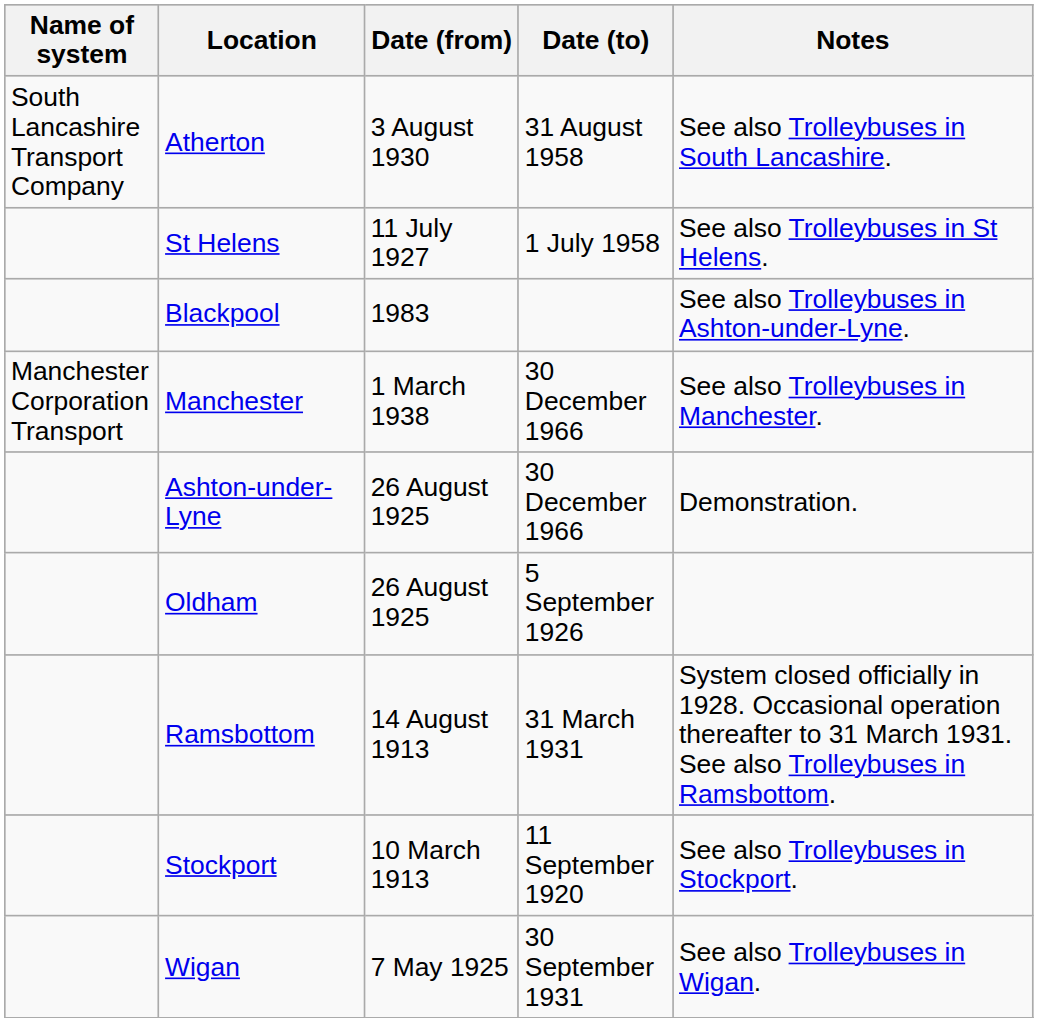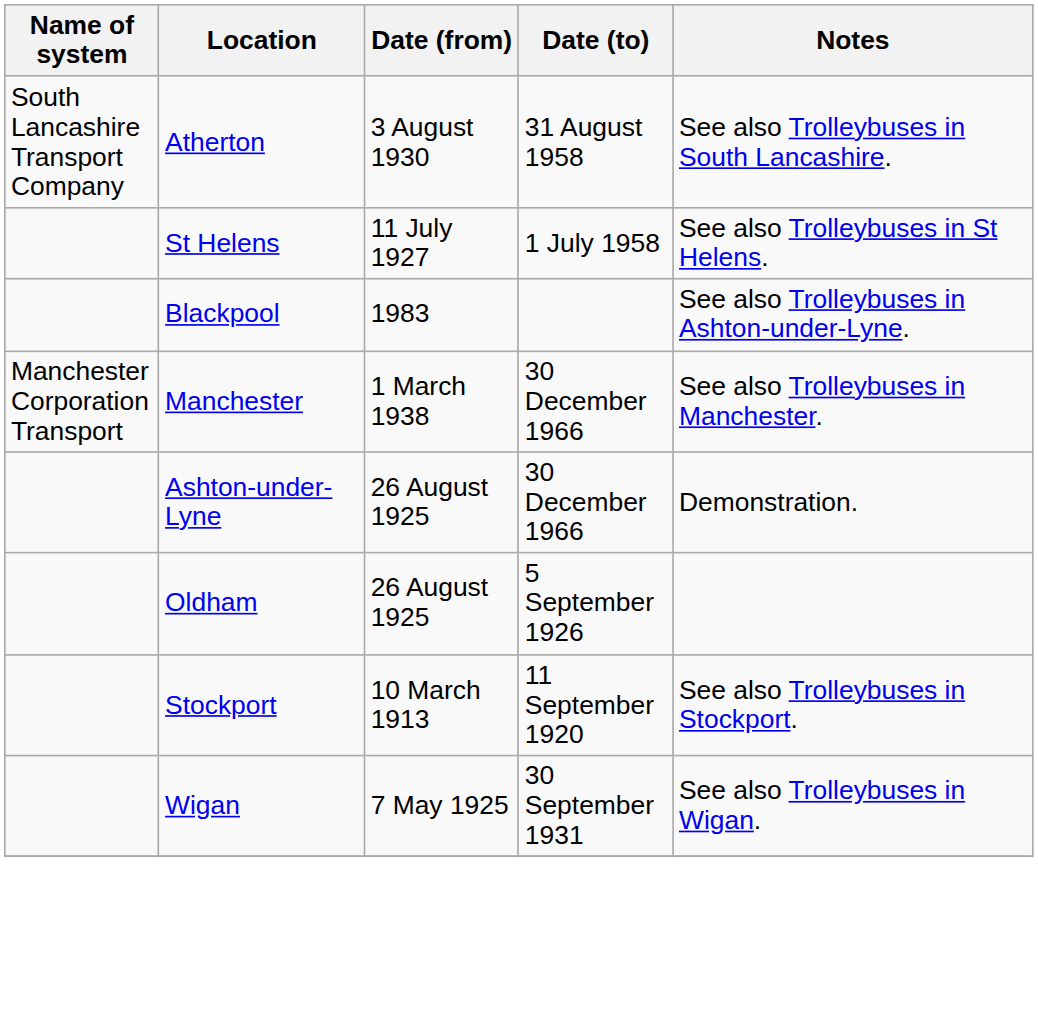- row: (240, 734)
